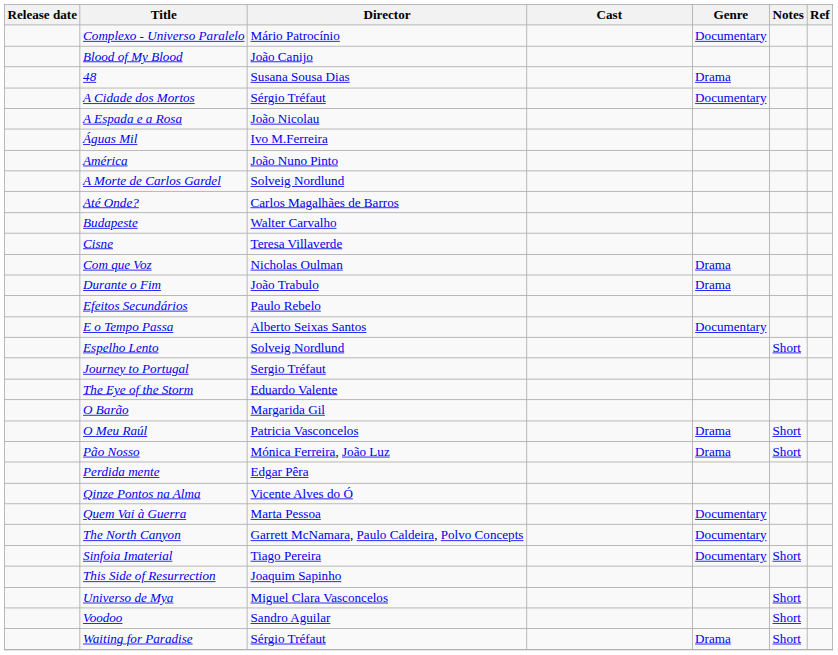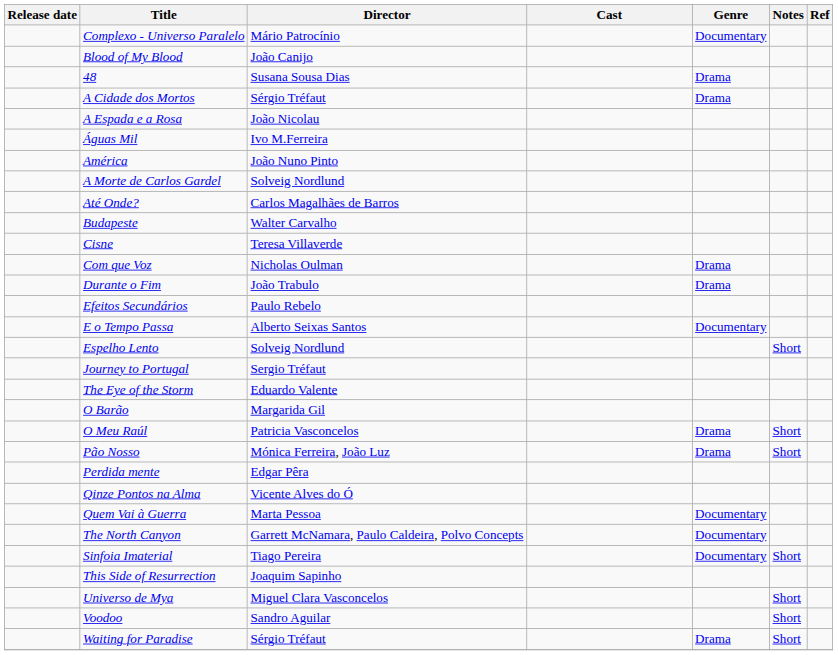(731, 98) Documentary -> (713, 98) Drama
